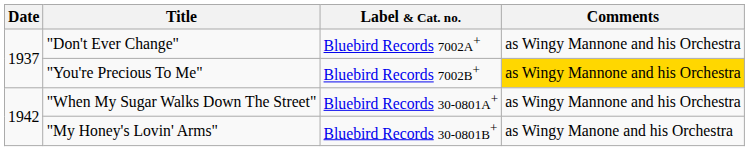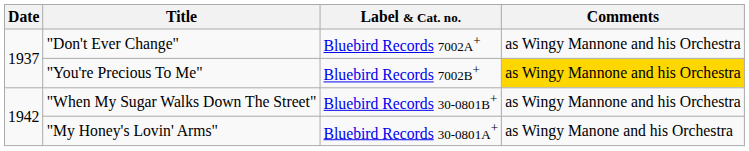(411, 102) Bluebird Records 30-0801A+ -> (410, 102) Bluebird Records 30-0801B+
(410, 131) Bluebird Records 30-0801B+ -> (411, 131) Bluebird Records 30-0801A+
